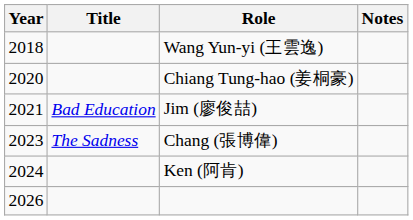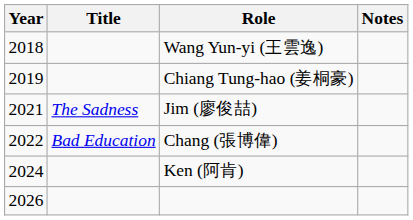(26, 78) 2020 -> (26, 78) 2019
(104, 109) Bad Education -> (95, 109) The Sadness
(26, 140) 2023 -> (26, 140) 2022
(95, 140) The Sadness -> (104, 140) Bad Education
